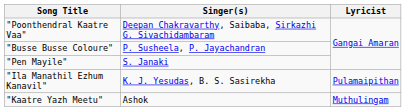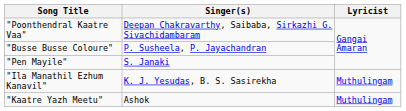(366, 81) Pulamaipithan -> (365, 81) Muthulingam
